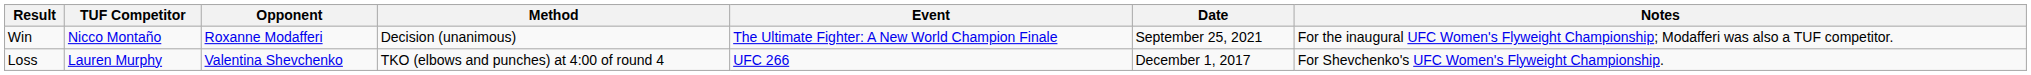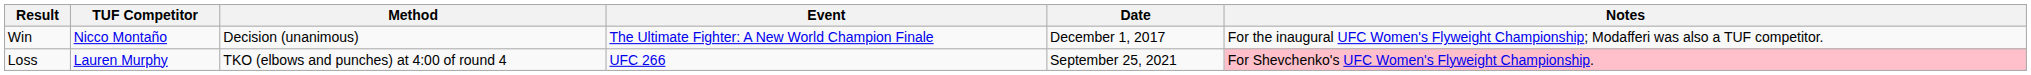- column: (289, 15)
(1199, 37) September 25, 2021 -> (1108, 37) December 1, 2017
(1193, 59) December 1, 2017 -> (1113, 59) September 25, 2021
(1481, 59) no background -> (1411, 59) pink background
